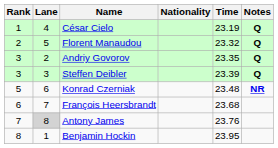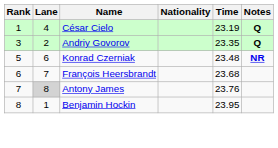- row: (102, 43)
- row: (94, 74)
